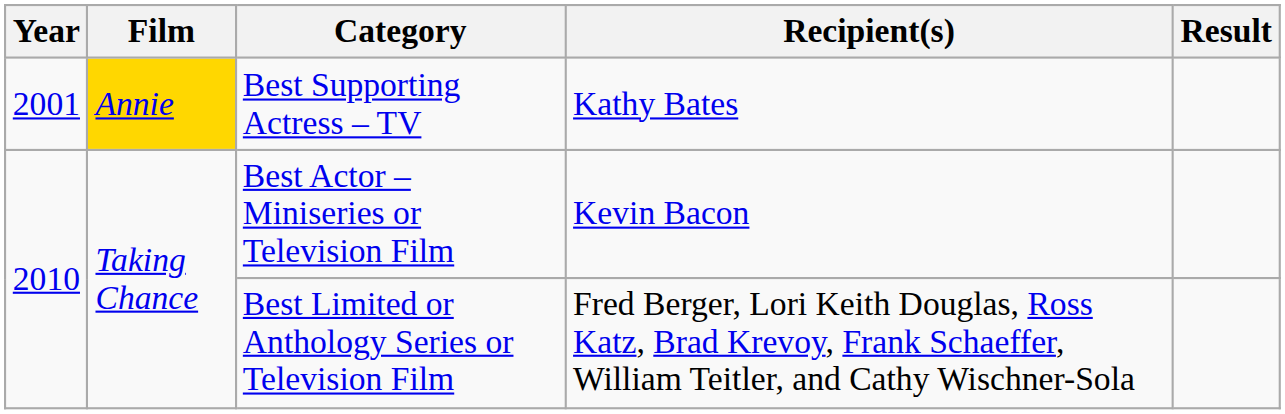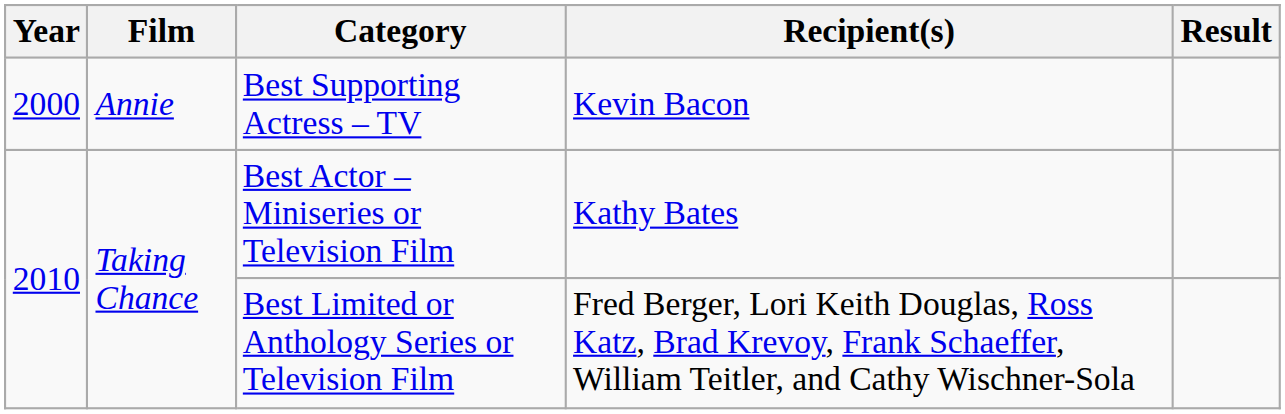(46, 103) 2001 -> (46, 103) 2000
(135, 103) gold background -> (135, 103) no background
(656, 103) Kathy Bates -> (661, 103) Kevin Bacon
(661, 213) Kevin Bacon -> (656, 213) Kathy Bates
